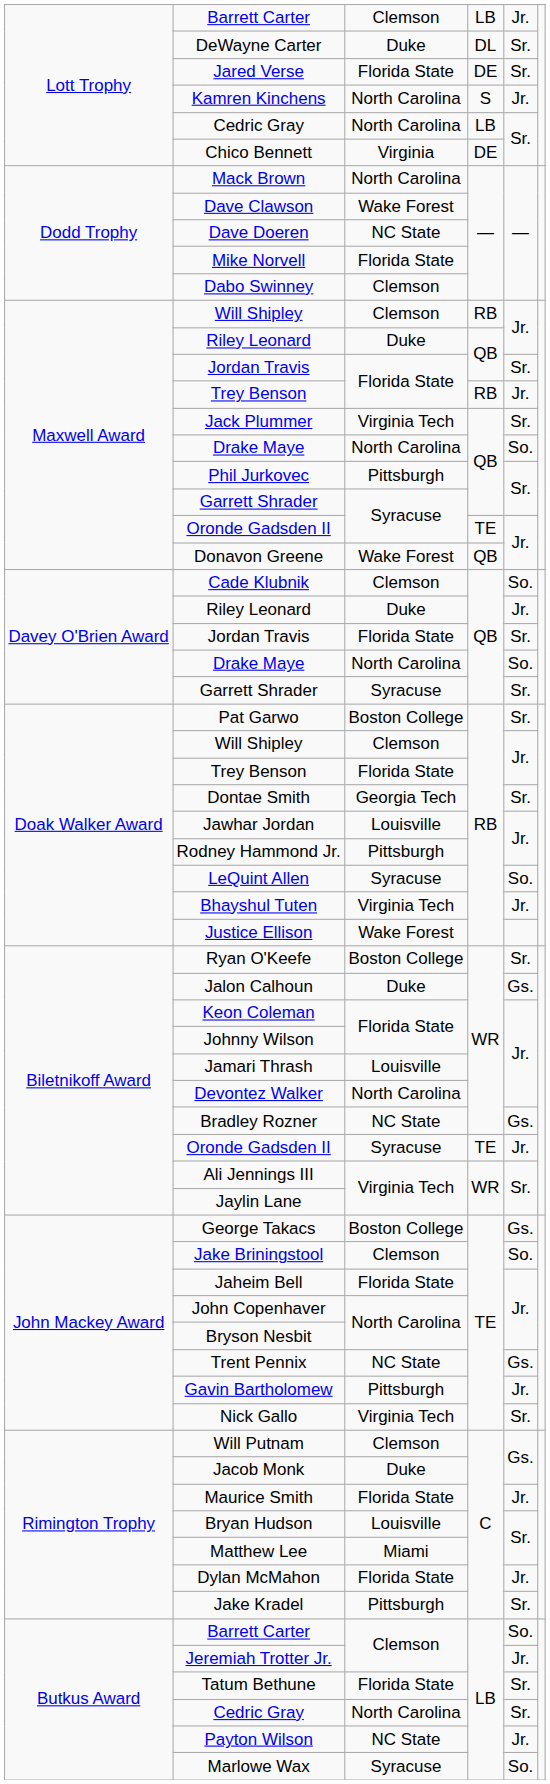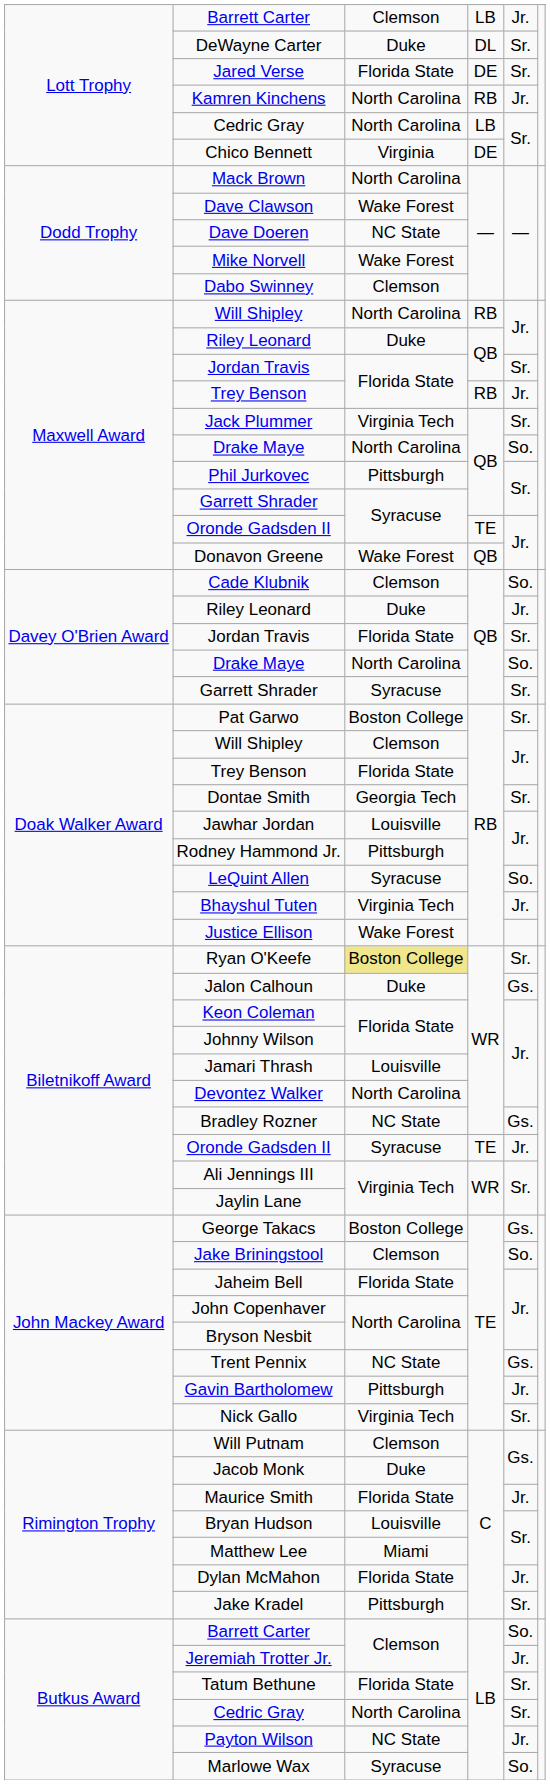(485, 98) S -> (485, 98) RB
(406, 260) Florida State -> (406, 260) Wake Forest
(406, 313) Clemson -> (406, 313) North Carolina
(406, 959) no background -> (406, 959) khaki background
